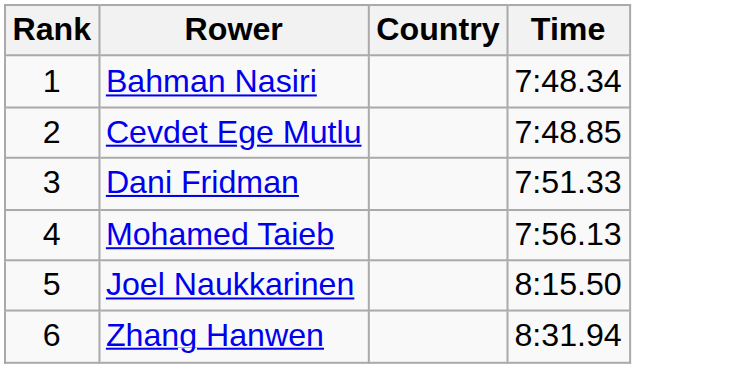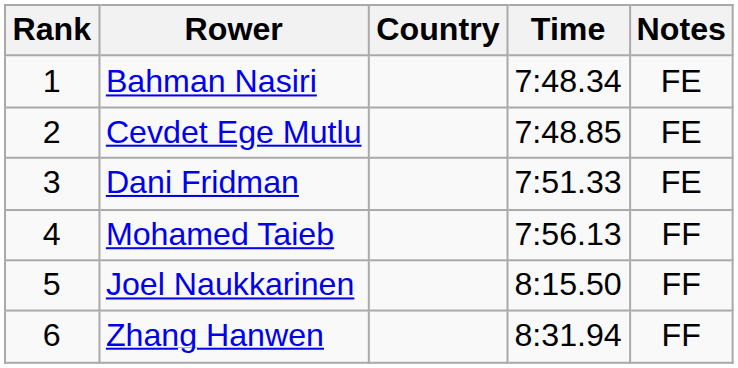+ column: (681, 30)
